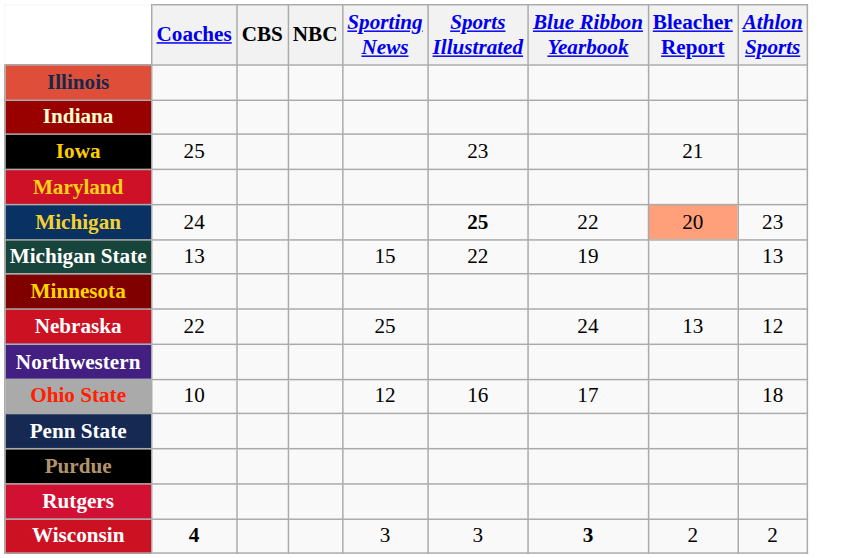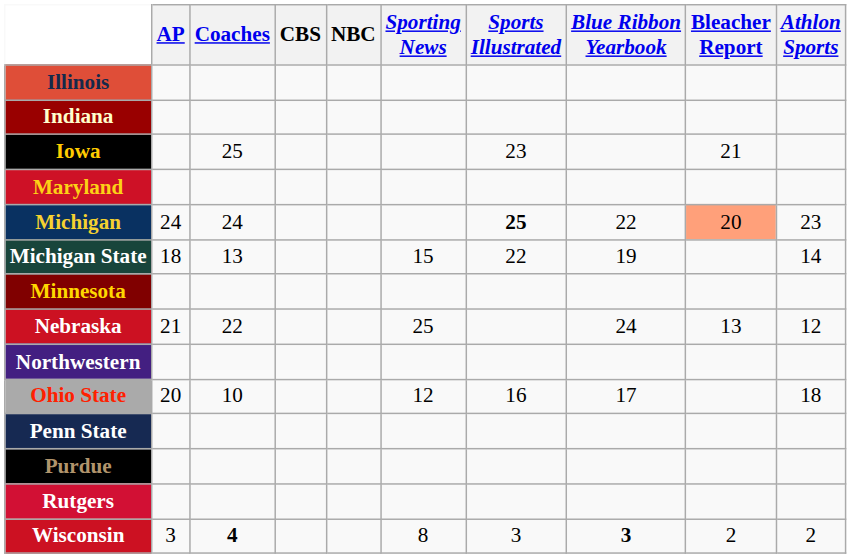+ column: (171, 34)
(773, 256) 13 -> (811, 256) 14
(385, 536) 3 -> (423, 536) 8
